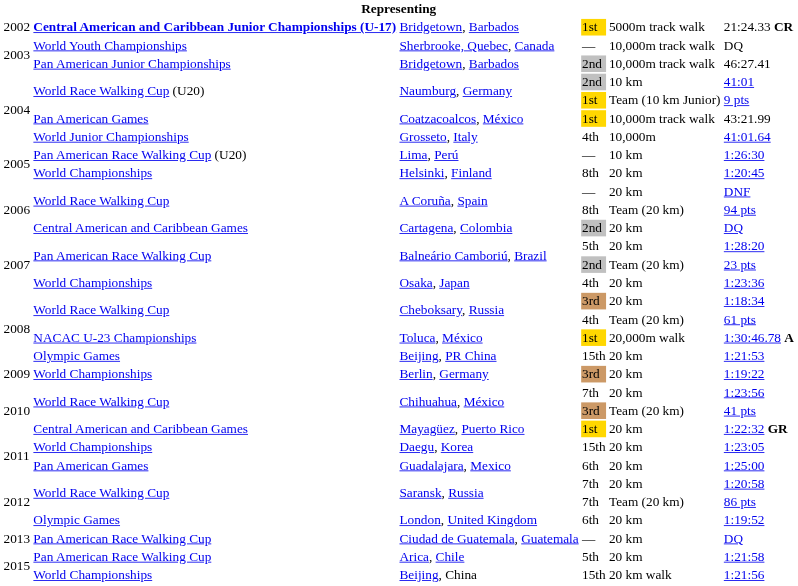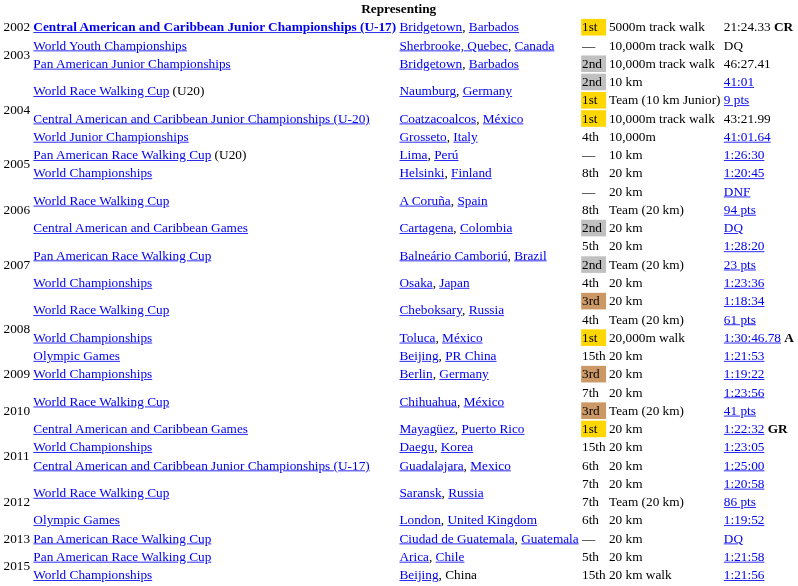(91, 118) Pan American Games -> (202, 118) Central American and Caribbean Junior Championships (U-20)
(115, 337) NACAC U-23 Championships -> (93, 337) World Championships
(91, 465) Pan American Games -> (202, 465) Central American and Caribbean Junior Championships (U-17)
